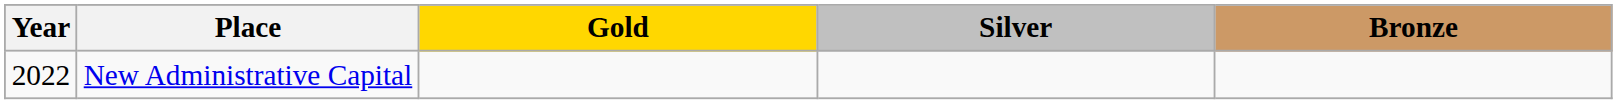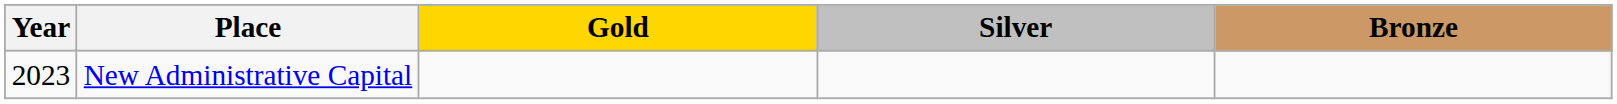(41, 74) 2022 -> (41, 74) 2023
